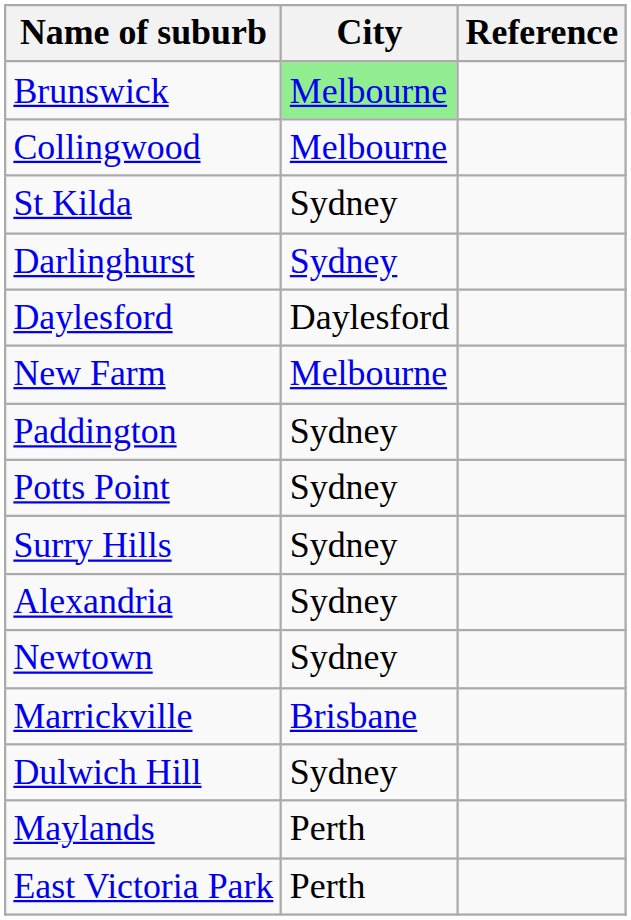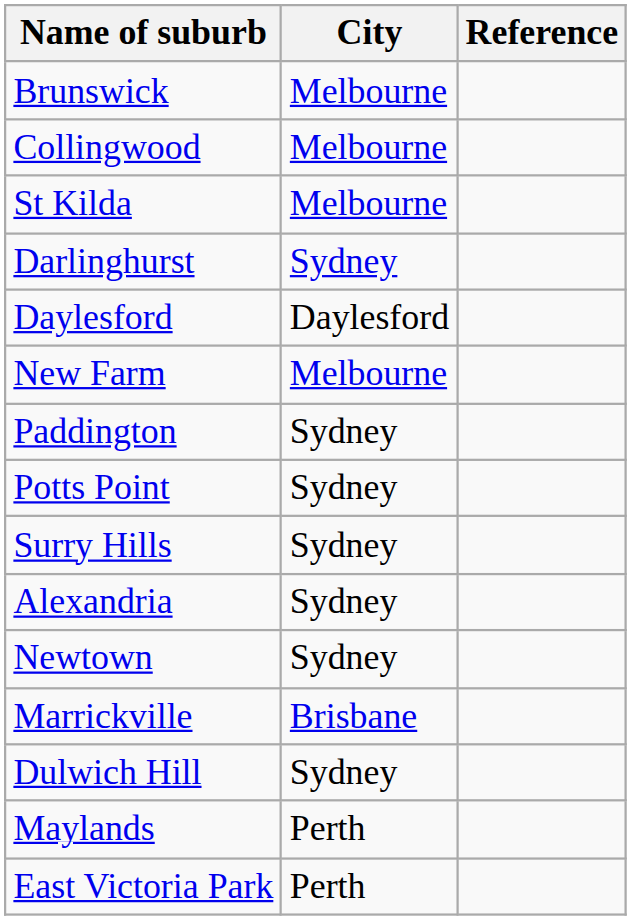(368, 89) lightgreen background -> (368, 89) no background
(344, 203) Sydney -> (368, 203) Melbourne
